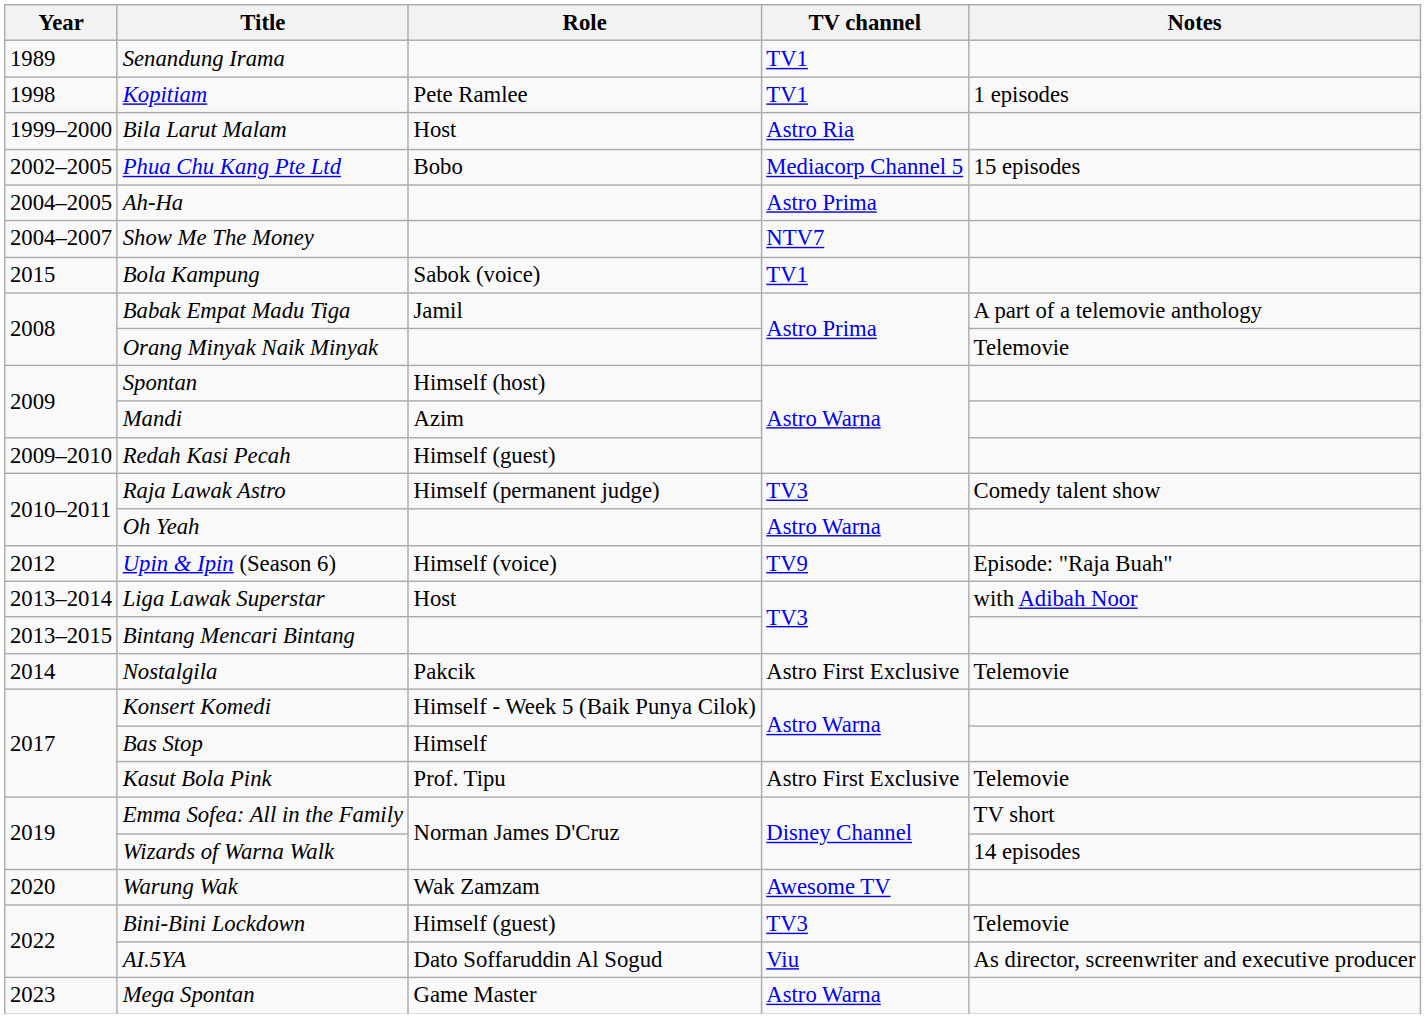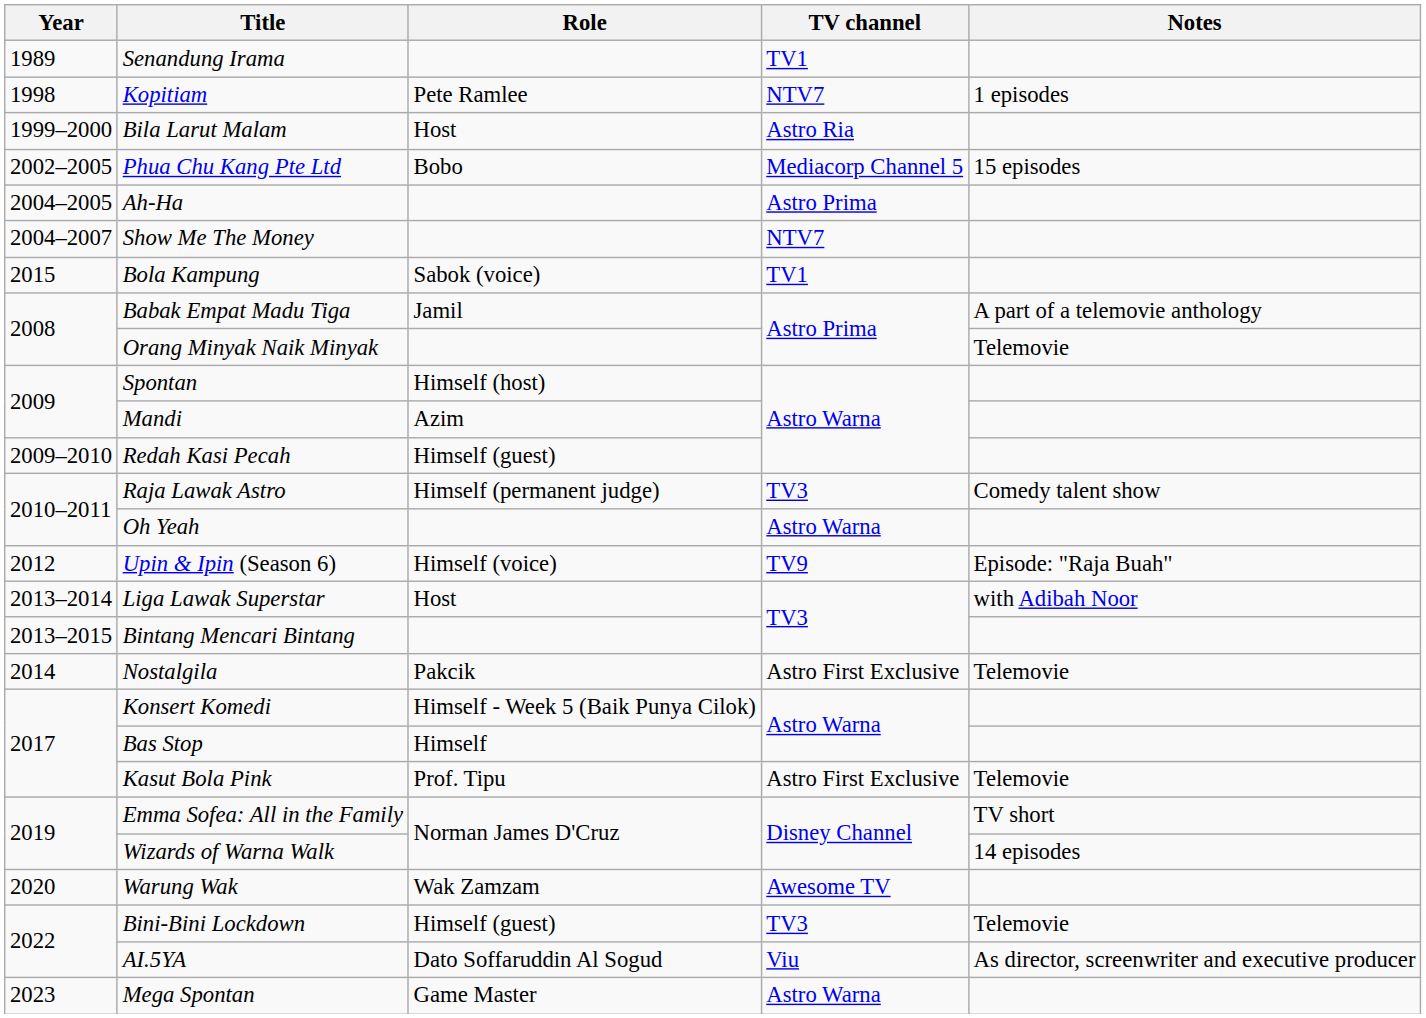(787, 94) TV1 -> (795, 94) NTV7
